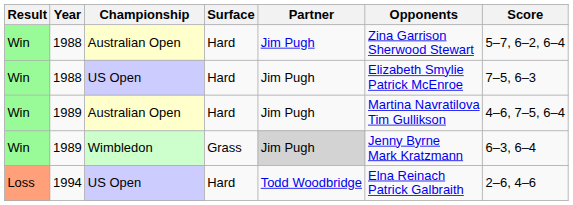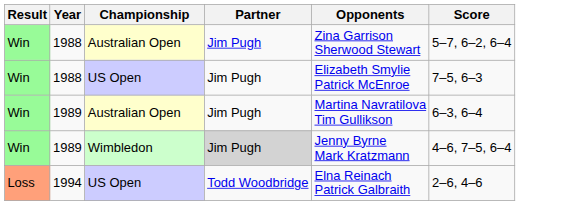- column: (231, 14)
(525, 112) 4–6, 7–5, 6–4 -> (457, 112) 6–3, 6–4
(511, 148) 6–3, 6–4 -> (472, 148) 4–6, 7–5, 6–4
